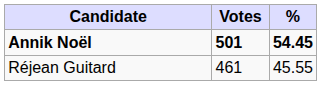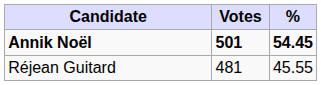(229, 67) 461 -> (229, 67) 481
